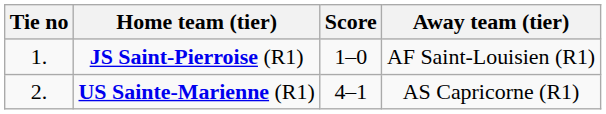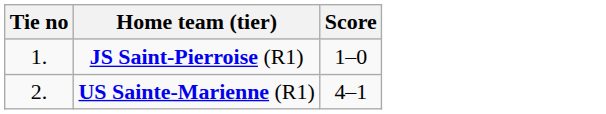- column: (491, 21)
